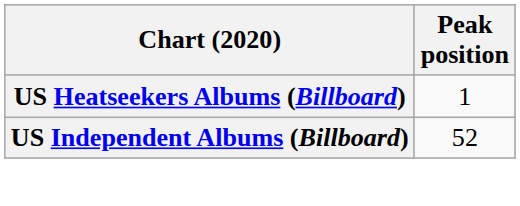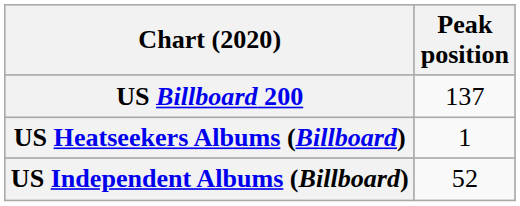+ row: (210, 95)
